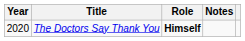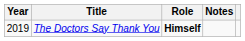(18, 28) 2020 -> (18, 28) 2019
